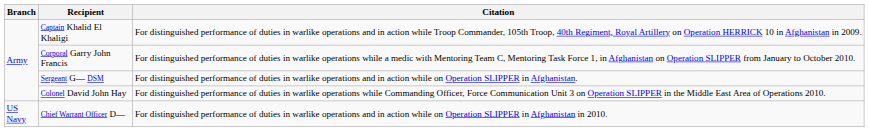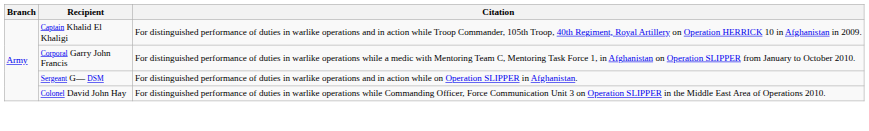- row: (83, 114)
